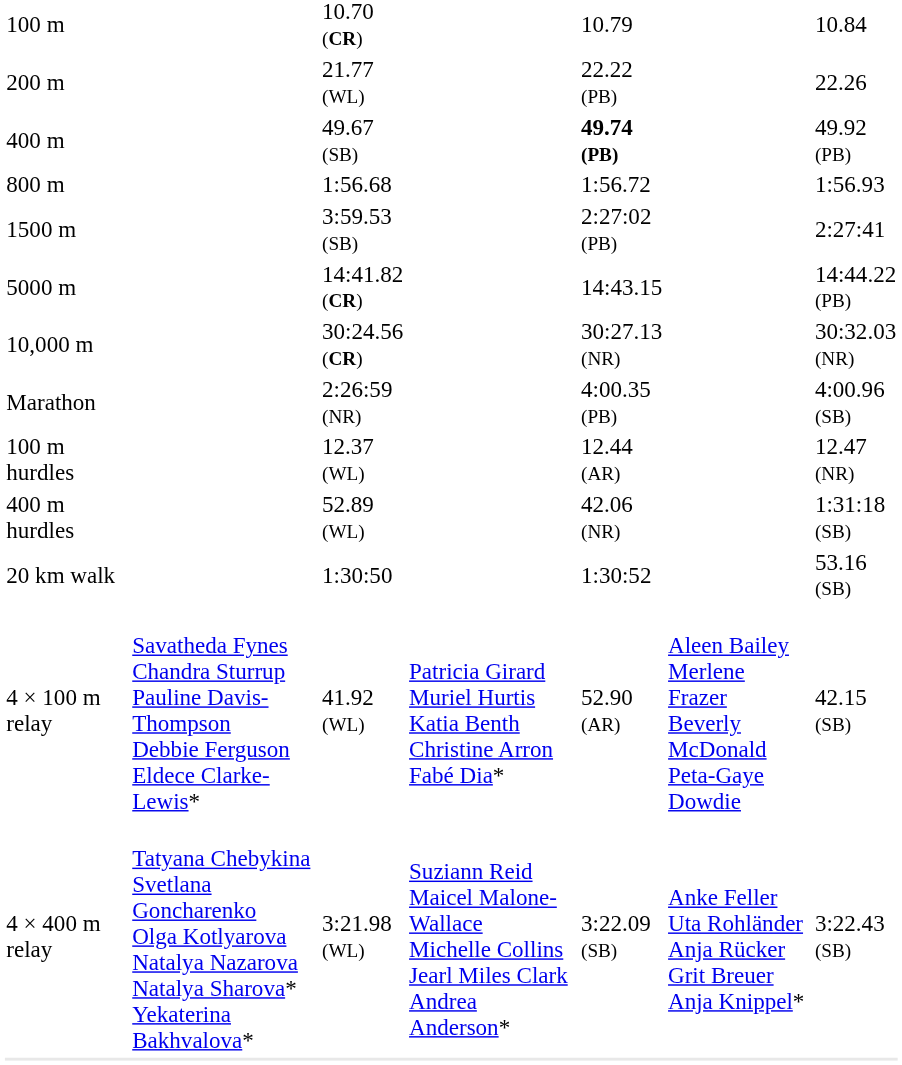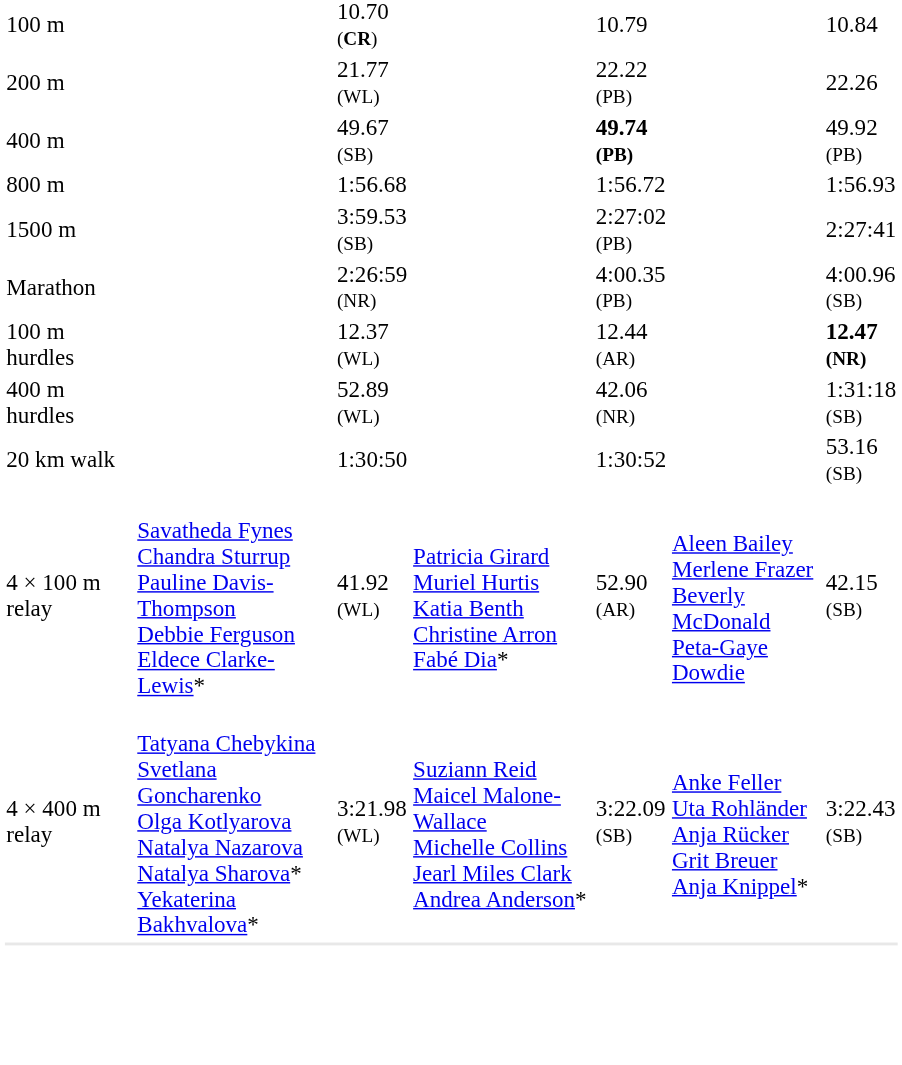- row: (41, 287)
- row: (50, 344)
(841, 459) normal -> (852, 344) bold
